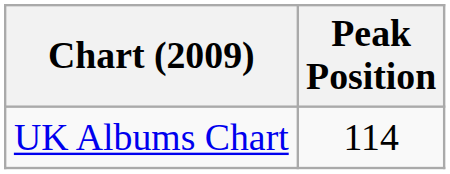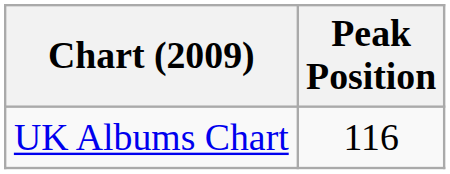(371, 136) 114 -> (371, 136) 116
